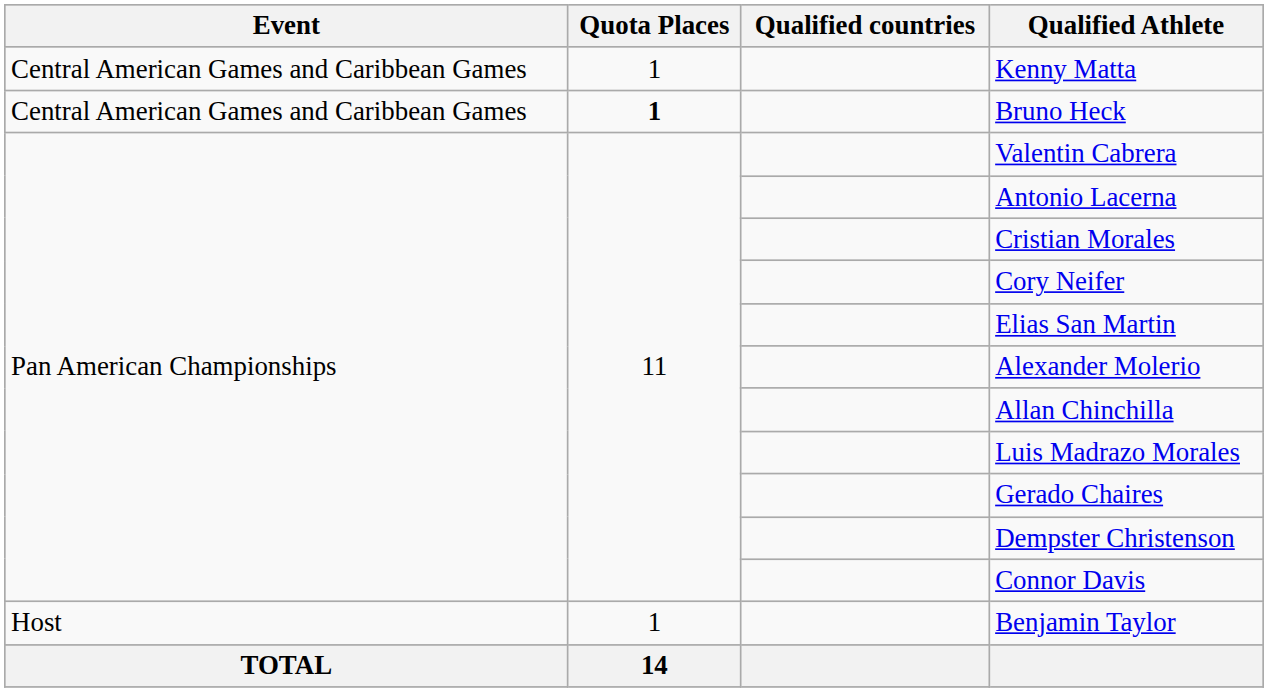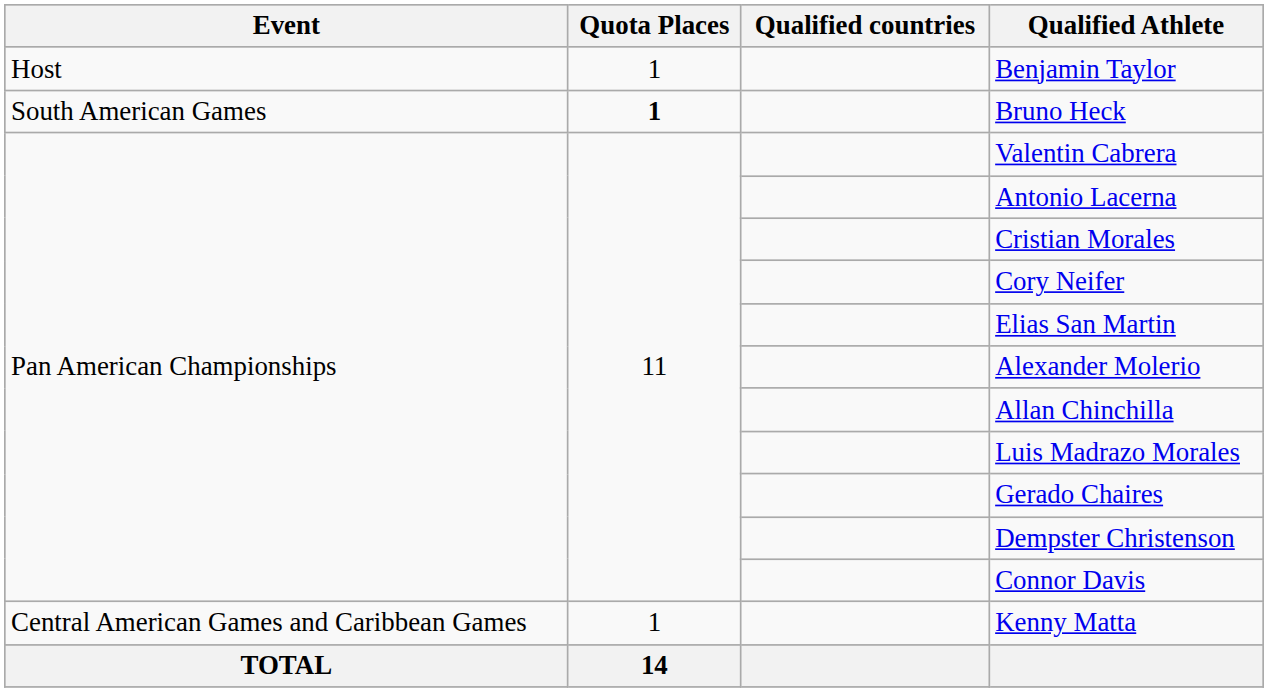rows swapped: (1085, 622) <-> (1066, 68)
(269, 111) Central American Games and Caribbean Games -> (139, 111) South American Games
